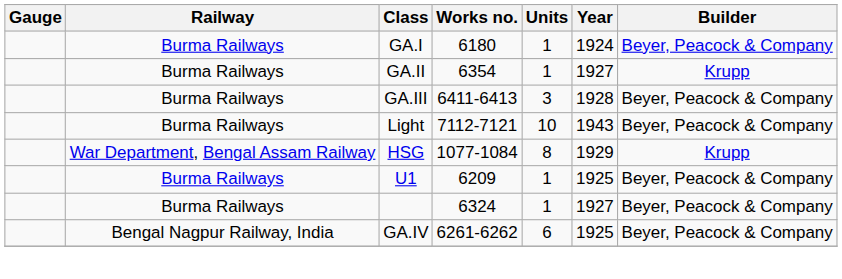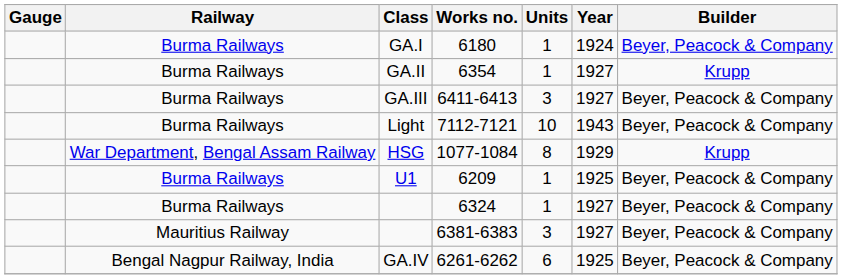(595, 98) 1928 -> (595, 98) 1927
+ row: (477, 233)
